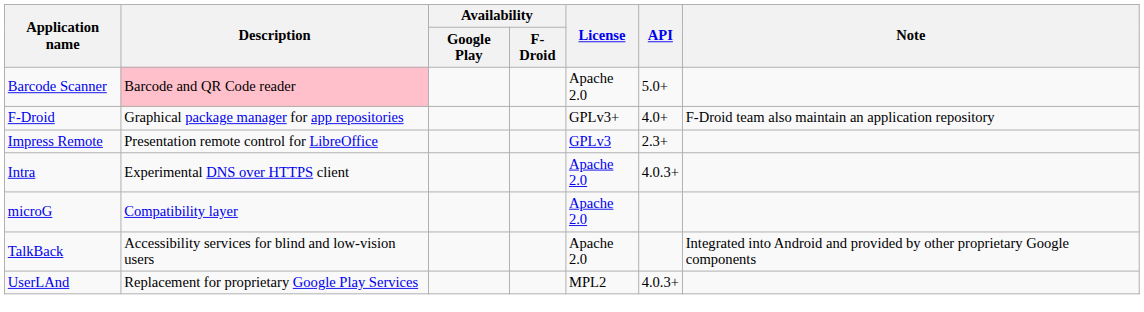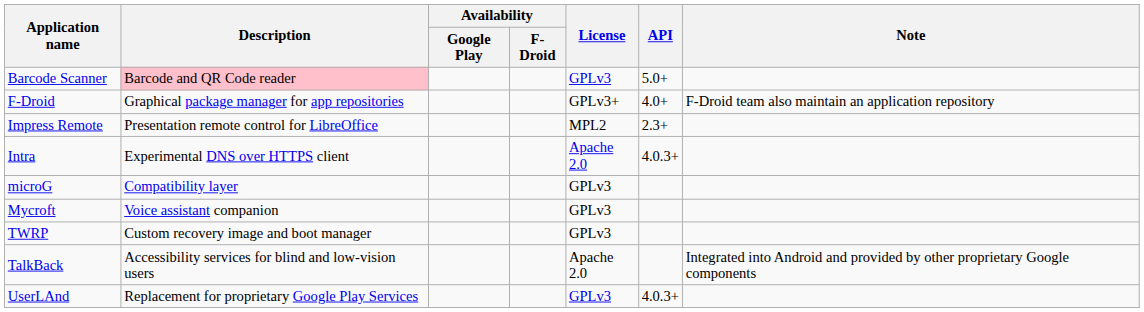(591, 86) Apache 2.0 -> (590, 78) GPLv3
(590, 141) GPLv3 -> (588, 124) MPL2
(591, 211) Apache 2.0 -> (590, 187) GPLv3
+ row: (32, 210)
+ row: (28, 233)
(588, 282) MPL2 -> (590, 296) GPLv3
